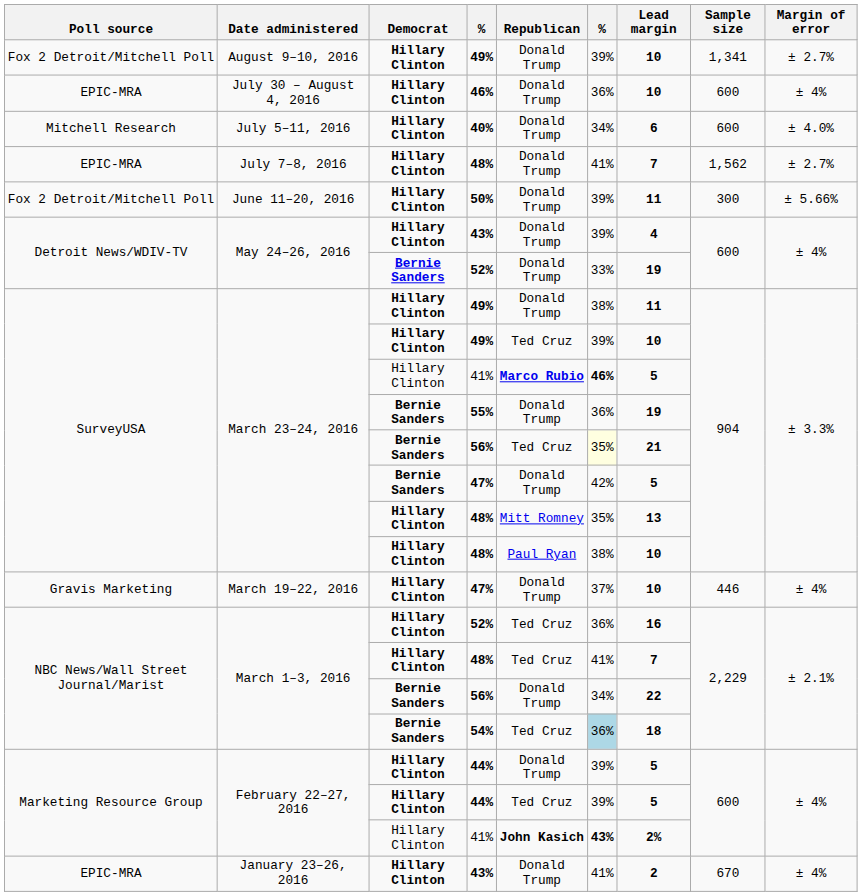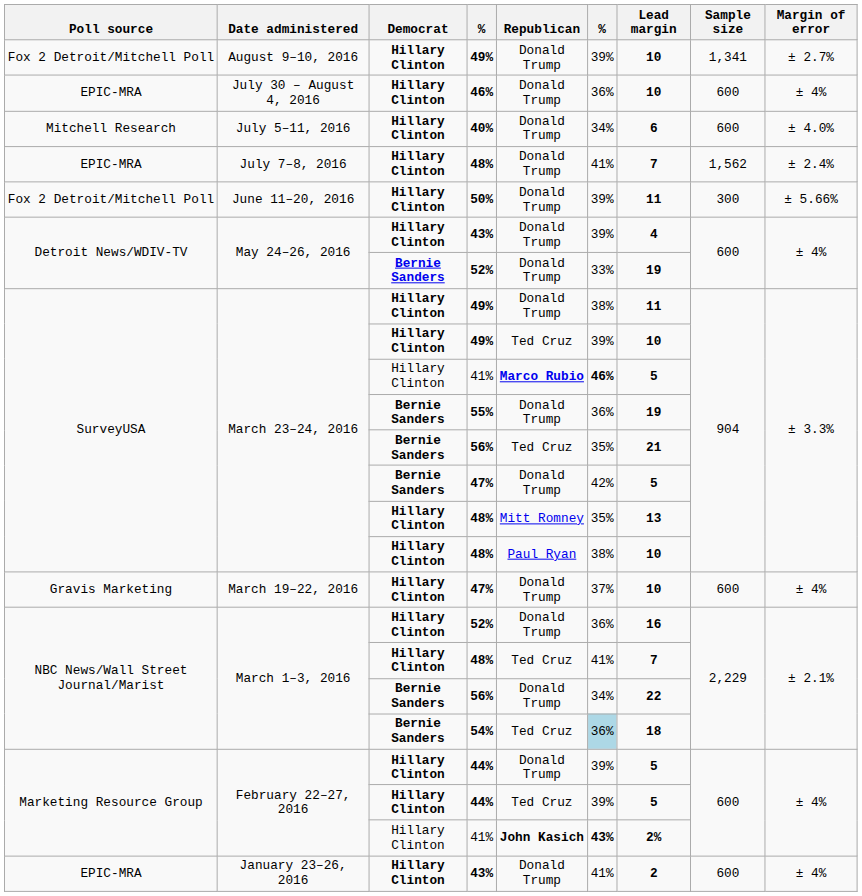(811, 164) ± 2.7% -> (811, 164) ± 2.4%
(602, 448) lightyellow background -> (602, 448) no background
(728, 590) 446 -> (728, 590) 600
(542, 625) Ted Cruz -> (542, 625) Donald Trump
(728, 873) 670 -> (728, 873) 600
